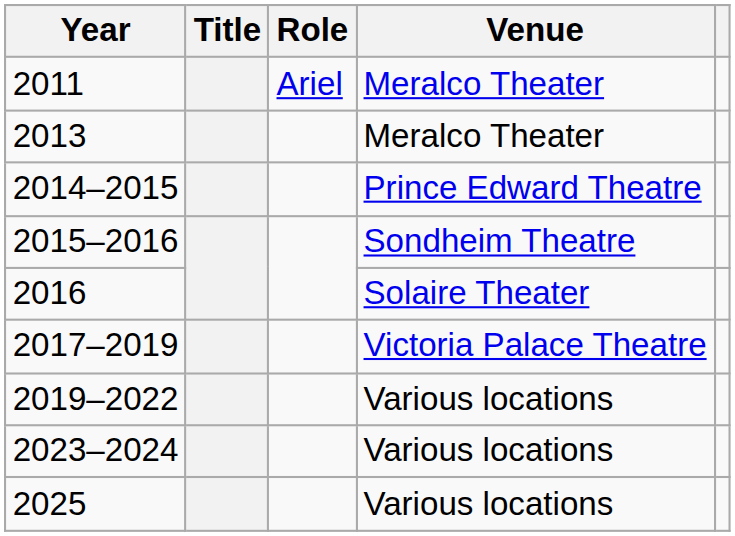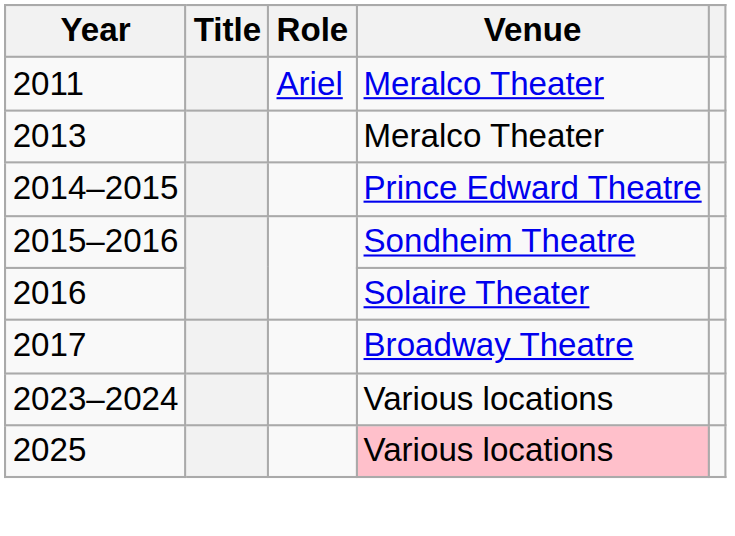+ row: (50, 345)
- row: (96, 345)
- row: (96, 398)
(488, 503) no background -> (488, 450) pink background
